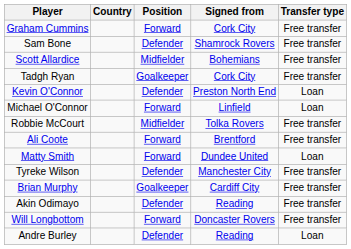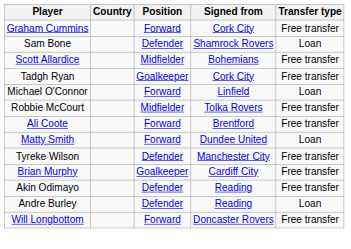(312, 44) Free transfer -> (310, 44) Loan
- row: (48, 92)
rows swapped: (48, 236) <-> (48, 220)
